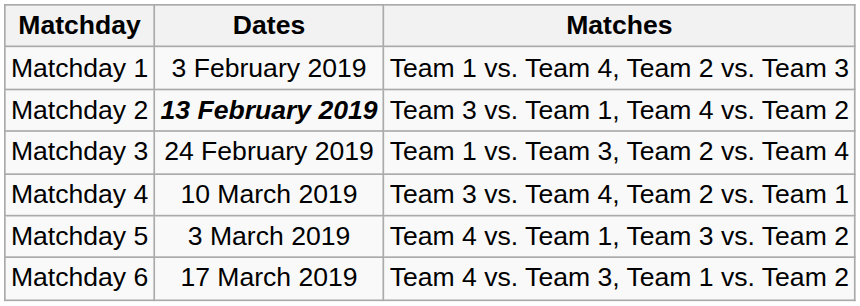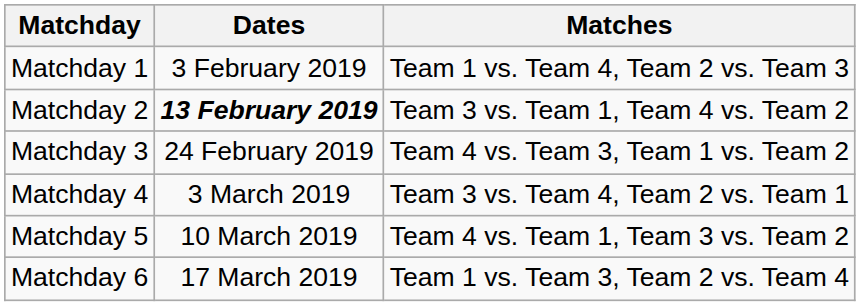(619, 151) Team 1 vs. Team 3, Team 2 vs. Team 4 -> (619, 151) Team 4 vs. Team 3, Team 1 vs. Team 2
(269, 194) 10 March 2019 -> (269, 194) 3 March 2019
(269, 236) 3 March 2019 -> (269, 236) 10 March 2019
(619, 278) Team 4 vs. Team 3, Team 1 vs. Team 2 -> (619, 278) Team 1 vs. Team 3, Team 2 vs. Team 4
